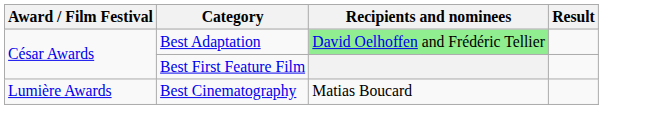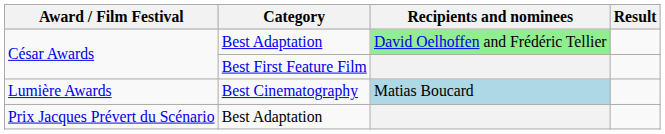(362, 91) no background -> (424, 91) lightblue background
+ row: (111, 116)
